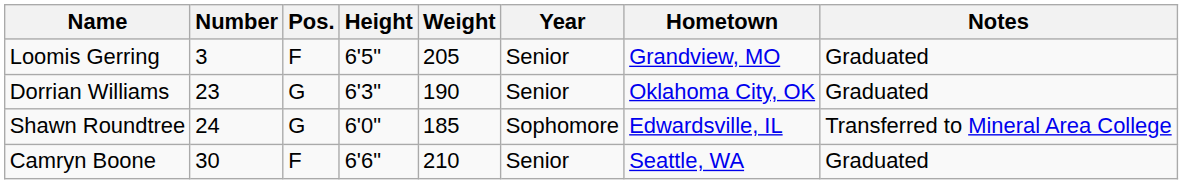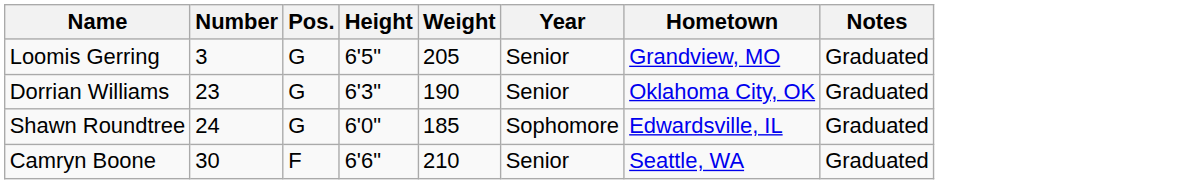(295, 56) F -> (297, 56) G
(998, 126) Transferred to Mineral Area College -> (877, 126) Graduated
